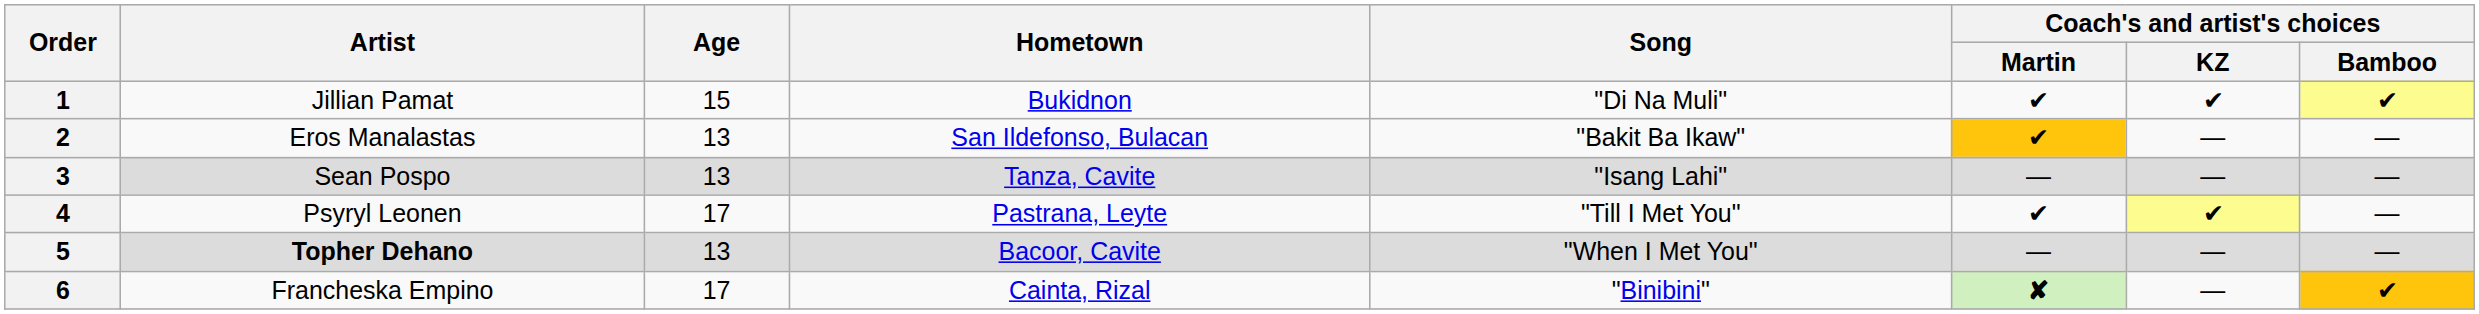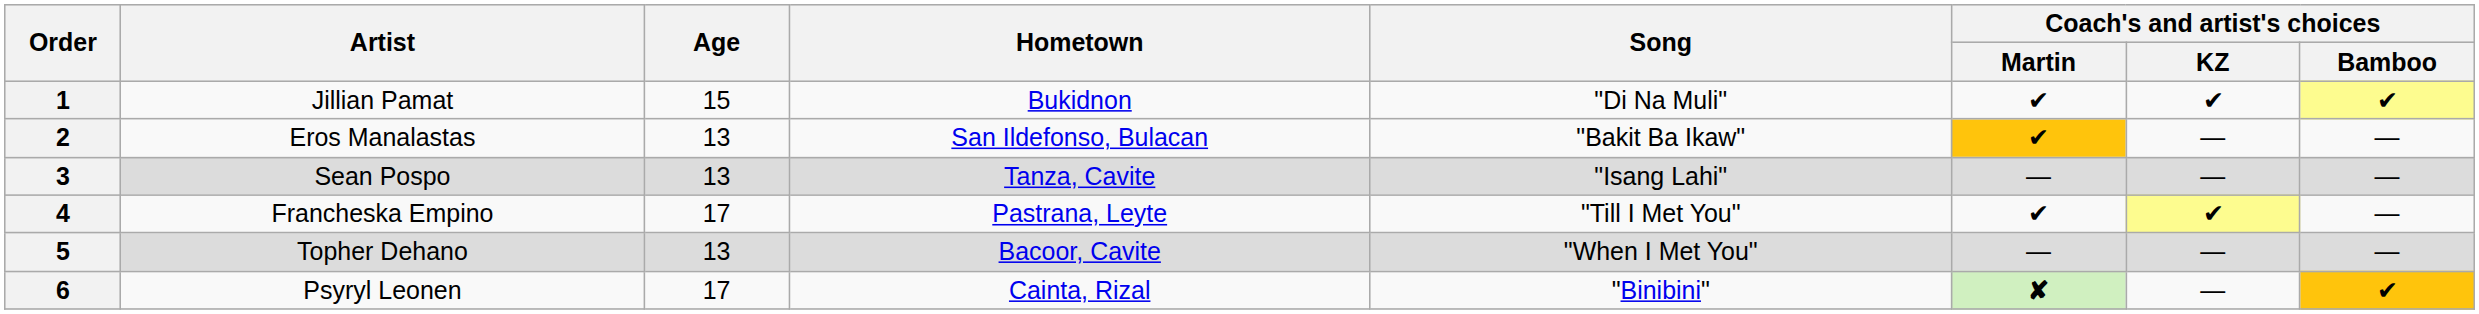(382, 214) Psyryl Leonen -> (382, 214) Francheska Empino
(382, 252) bold -> (382, 252) normal
(382, 290) Francheska Empino -> (382, 290) Psyryl Leonen
